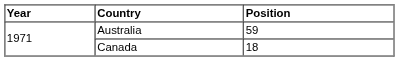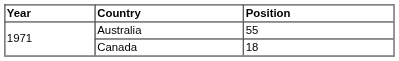(252, 30) 59 -> (252, 30) 55
